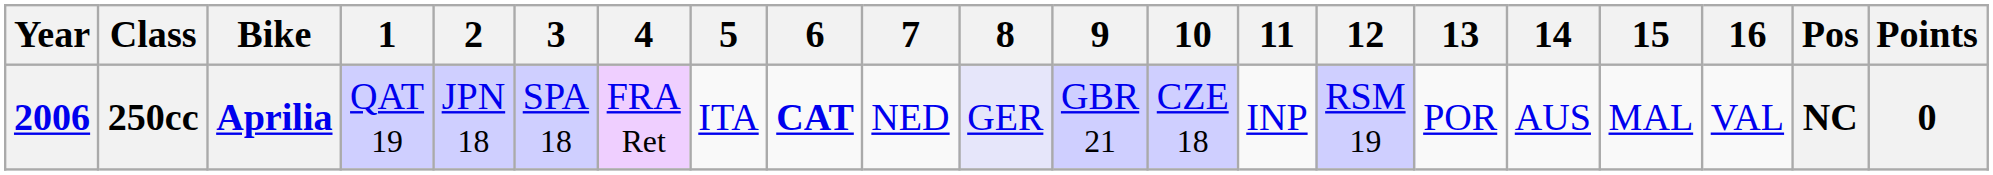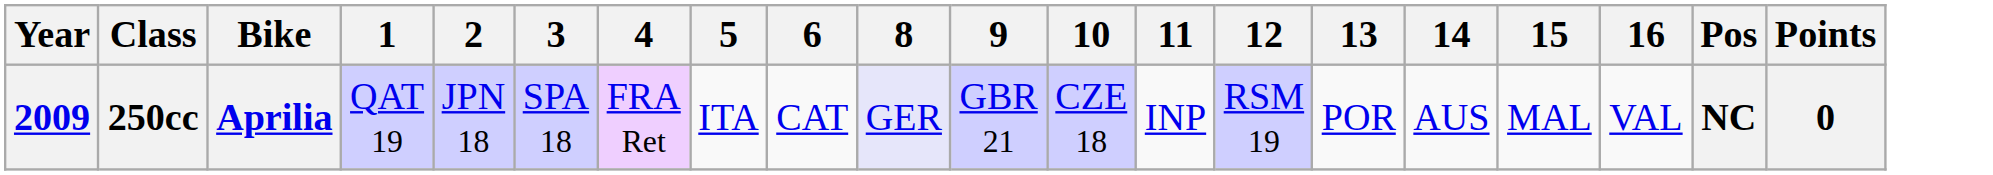- column: (910, 34)
(52, 116) 2006 -> (52, 116) 2009
(815, 116) bold -> (812, 116) normal
